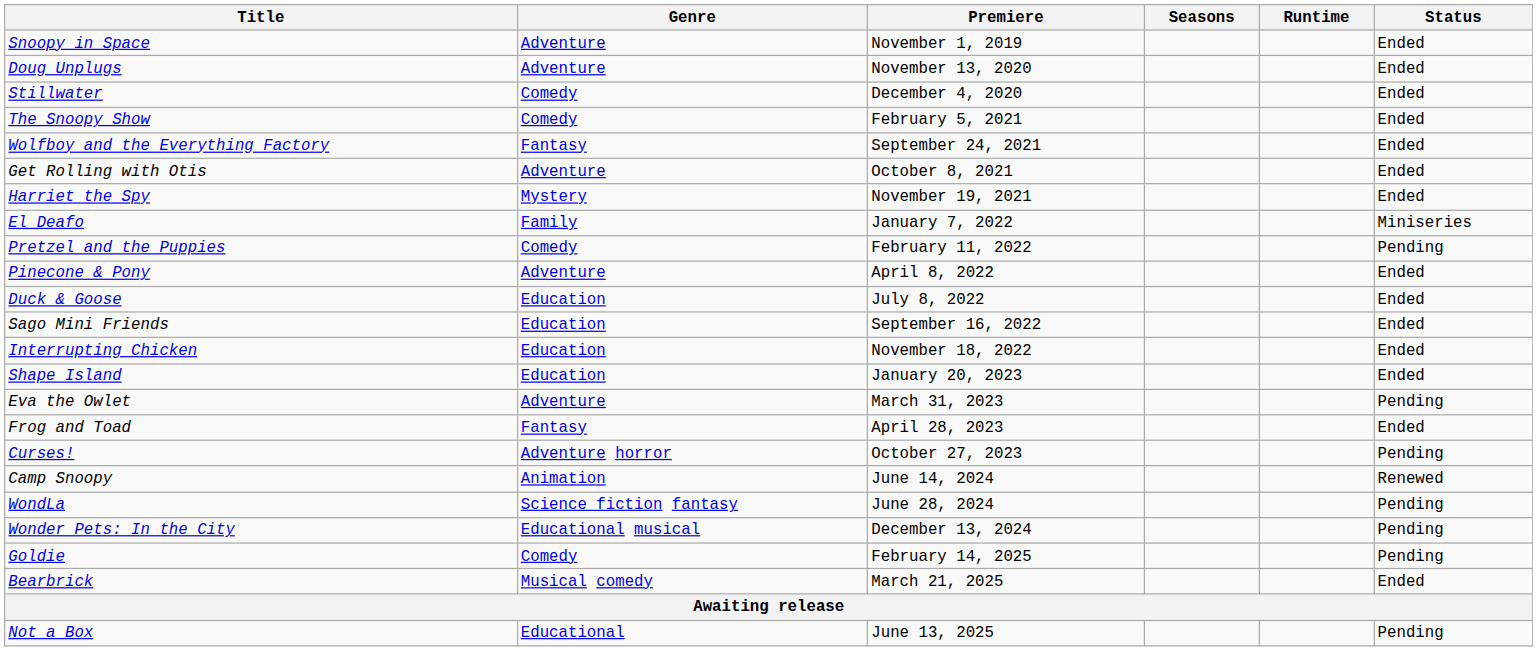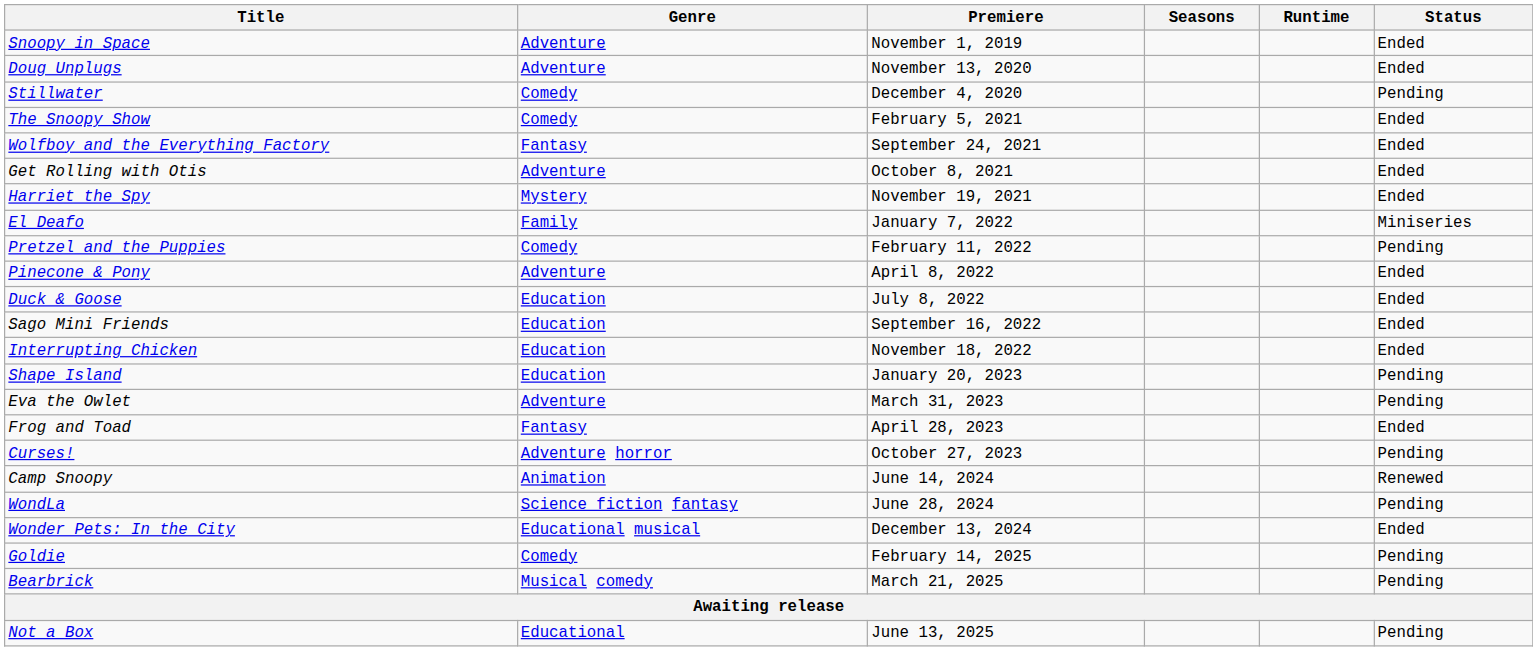(1401, 94) Ended -> (1411, 94) Pending
(1401, 376) Ended -> (1411, 376) Pending
(1411, 530) Pending -> (1401, 530) Ended
(1401, 581) Ended -> (1411, 581) Pending
